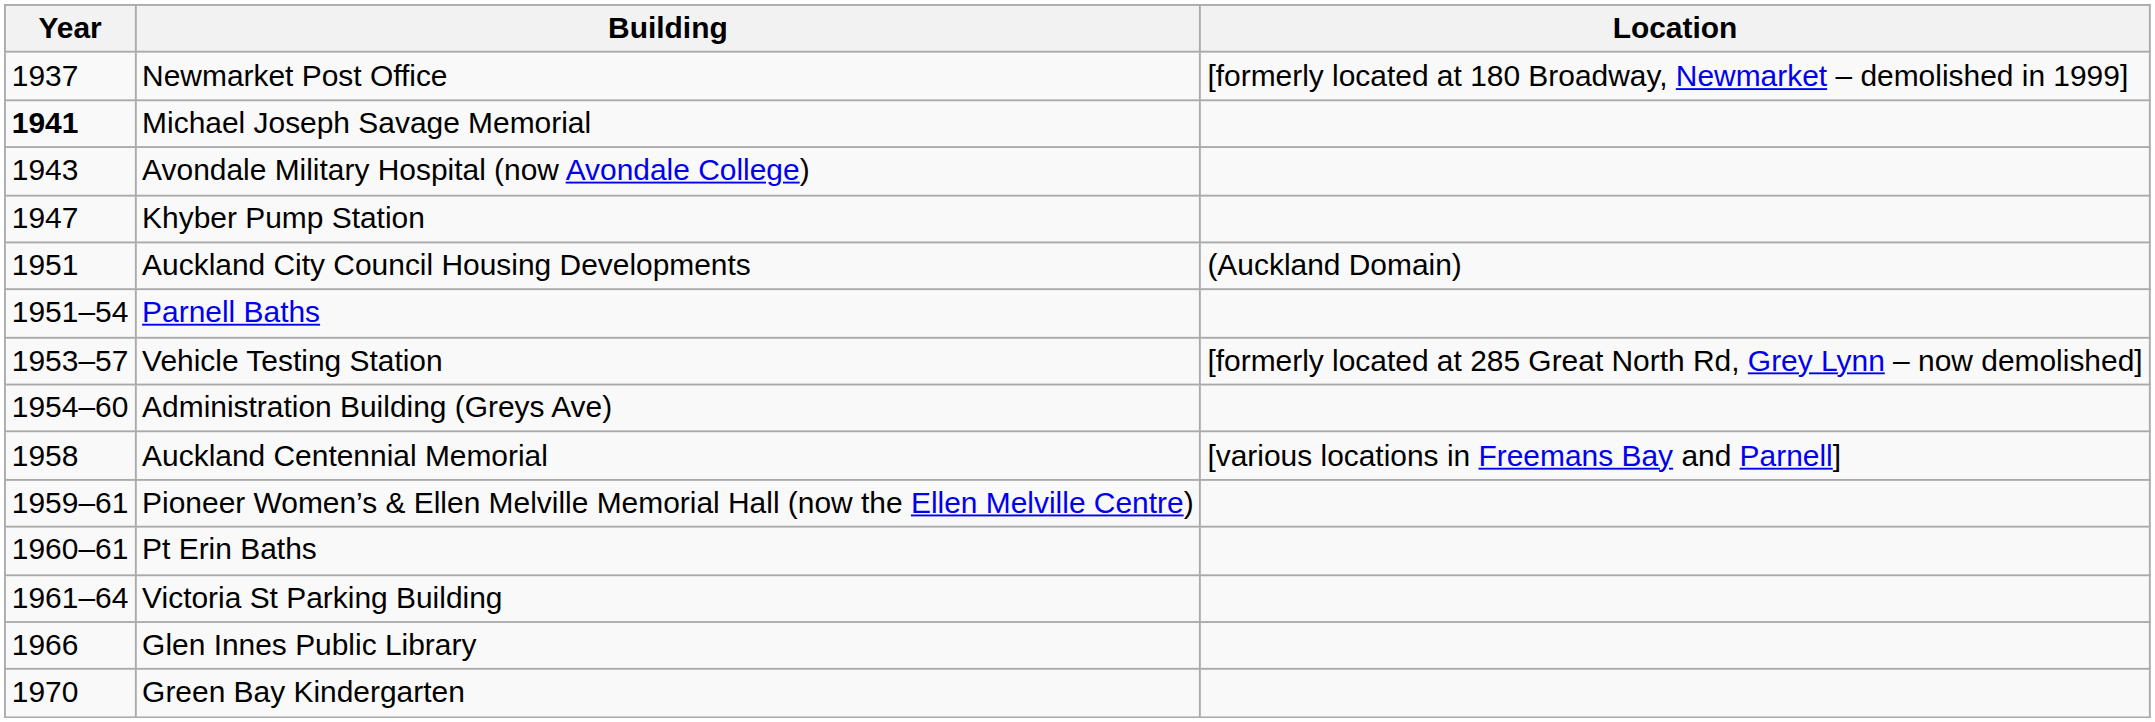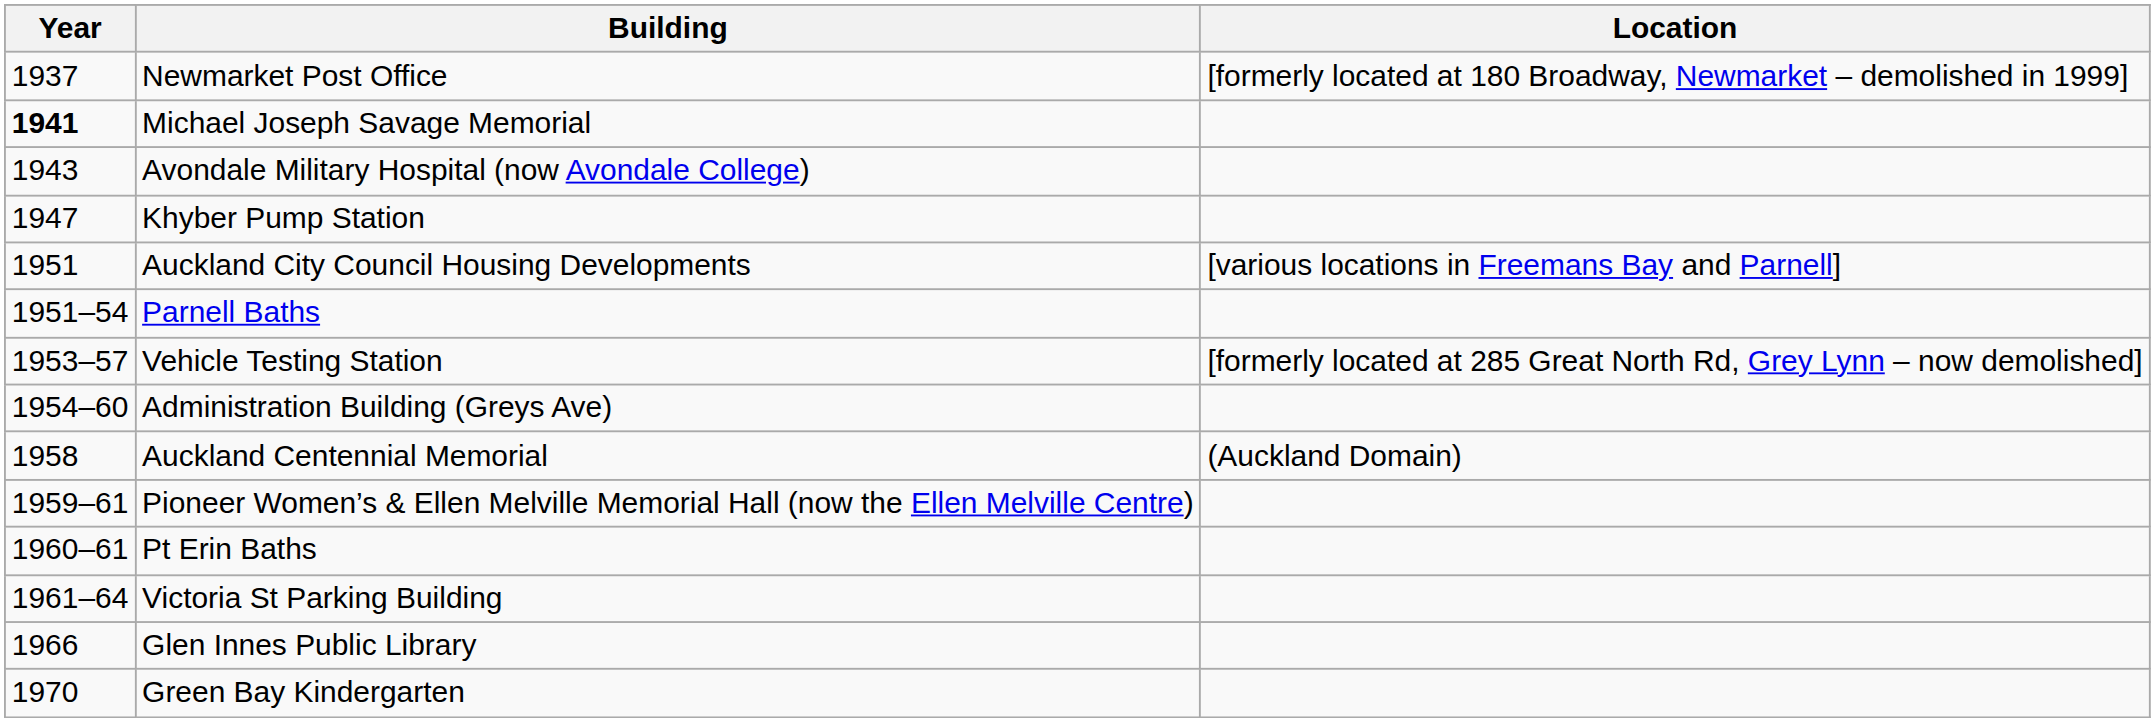(1335, 265) (Auckland Domain) -> (1524, 265) [various locations in Freemans Bay and Parnell]
(1524, 455) [various locations in Freemans Bay and Parnell] -> (1335, 455) (Auckland Domain)
